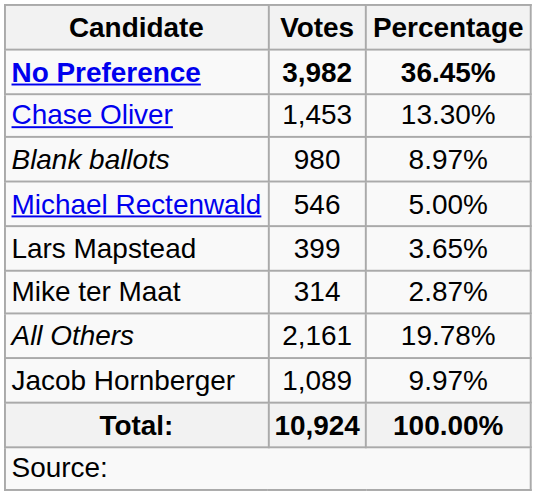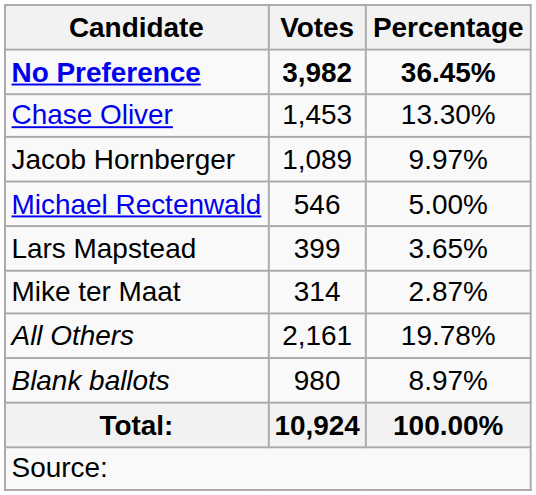rows swapped: (123, 381) <-> (91, 160)
